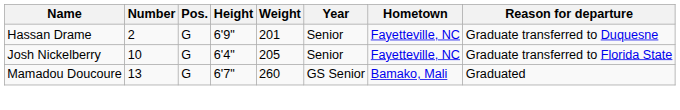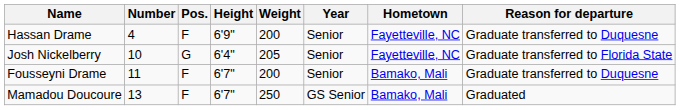(131, 34) 2 -> (131, 34) 4
(186, 34) G -> (185, 34) F
(269, 34) 201 -> (269, 34) 200
+ row: (57, 74)
(186, 74) G -> (185, 94) F
(269, 74) 260 -> (269, 94) 250
